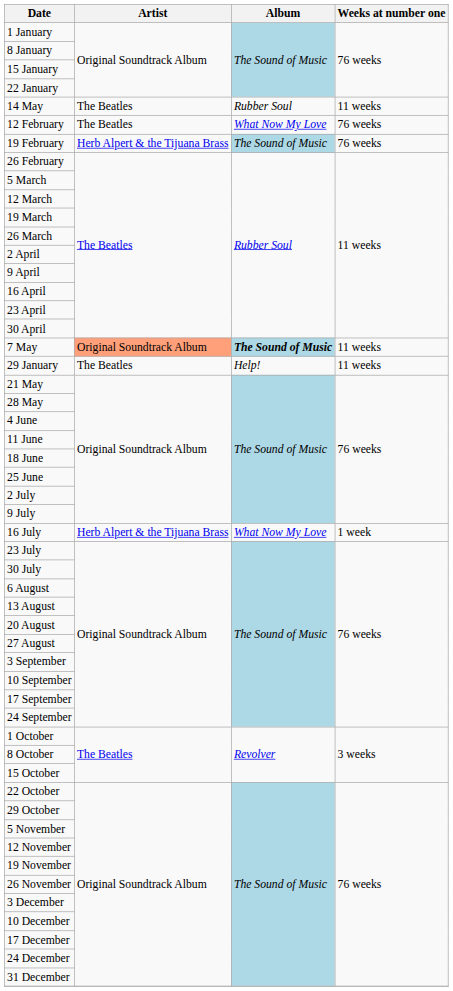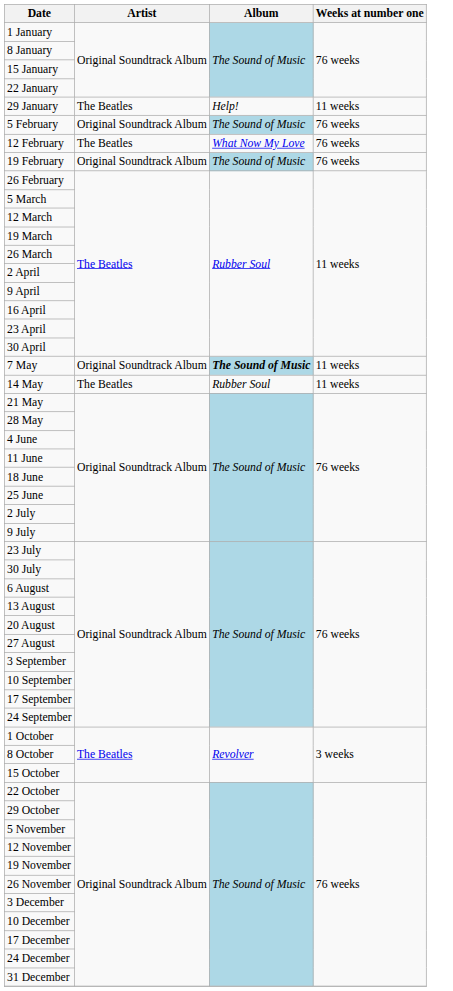rows swapped: (33, 365) <-> (25, 106)
+ row: (33, 124)
(153, 143) Herb Alpert & the Tijuana Brass -> (142, 161) Original Soundtrack Album
(142, 347) lightsalmon background -> (142, 365) no background
- row: (24, 532)
